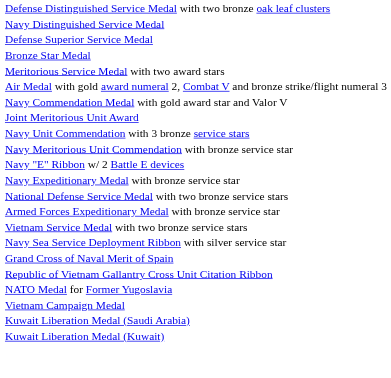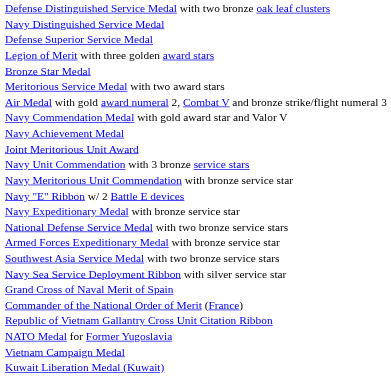+ row: (110, 55)
+ row: (65, 133)
- row: (126, 227)
+ row: (142, 258)
+ row: (124, 305)
- row: (97, 321)
